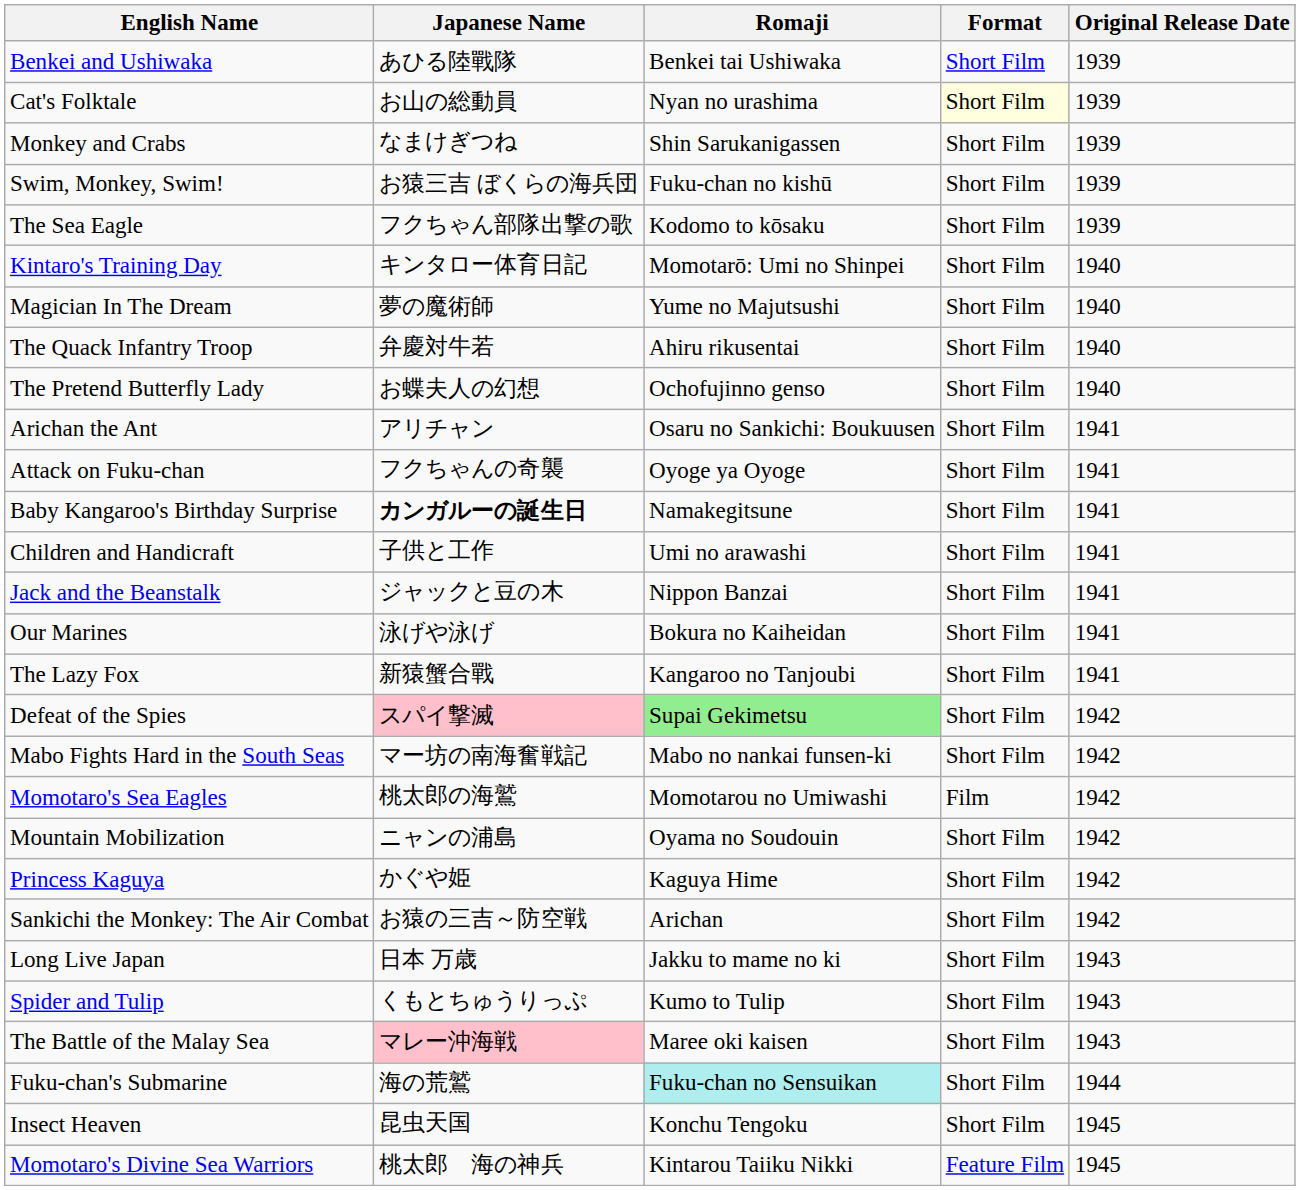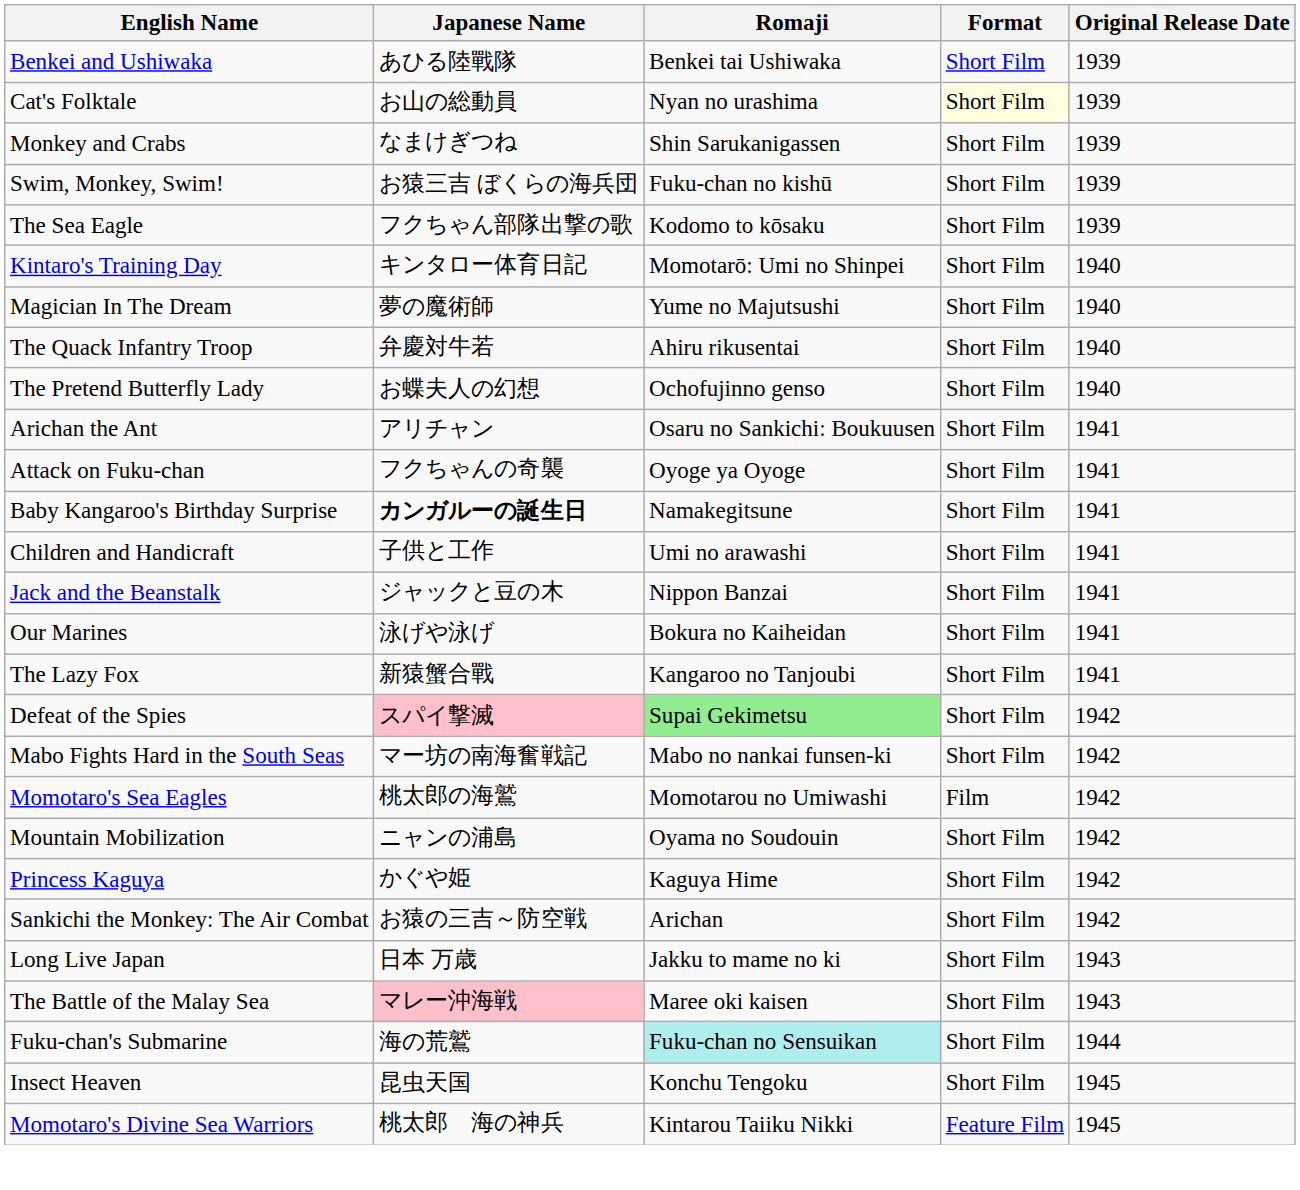- row: (87, 1001)
